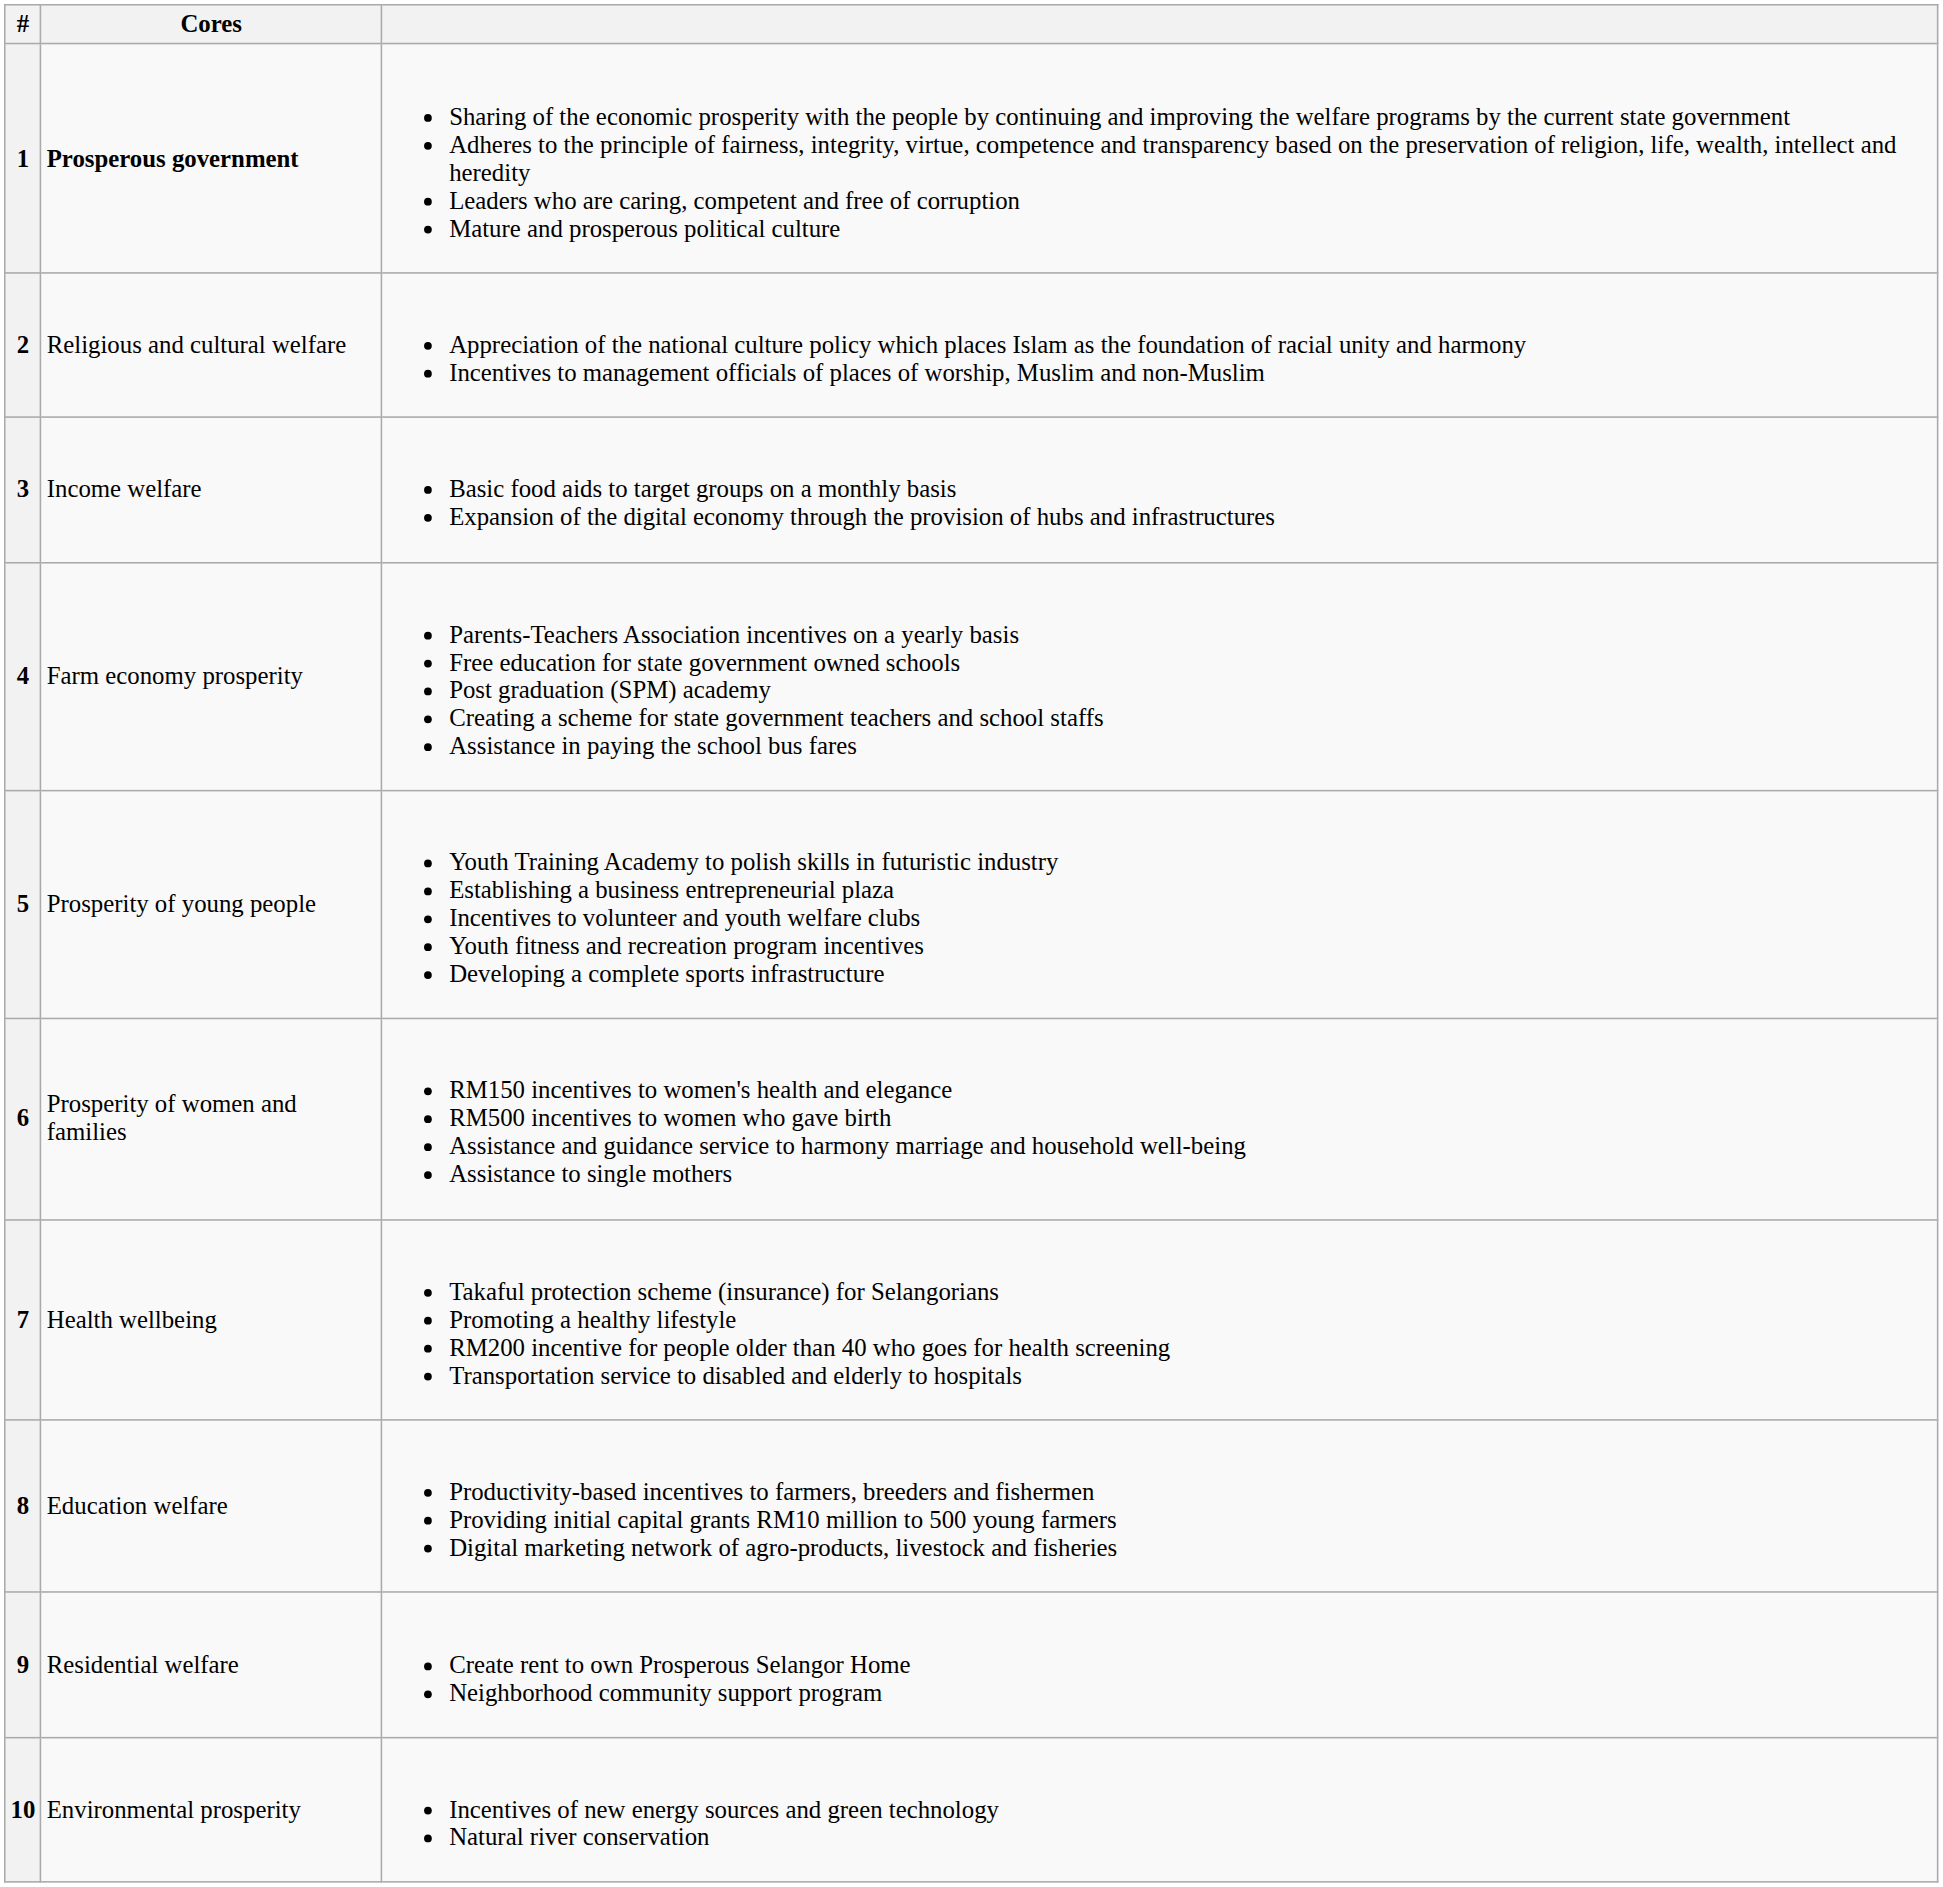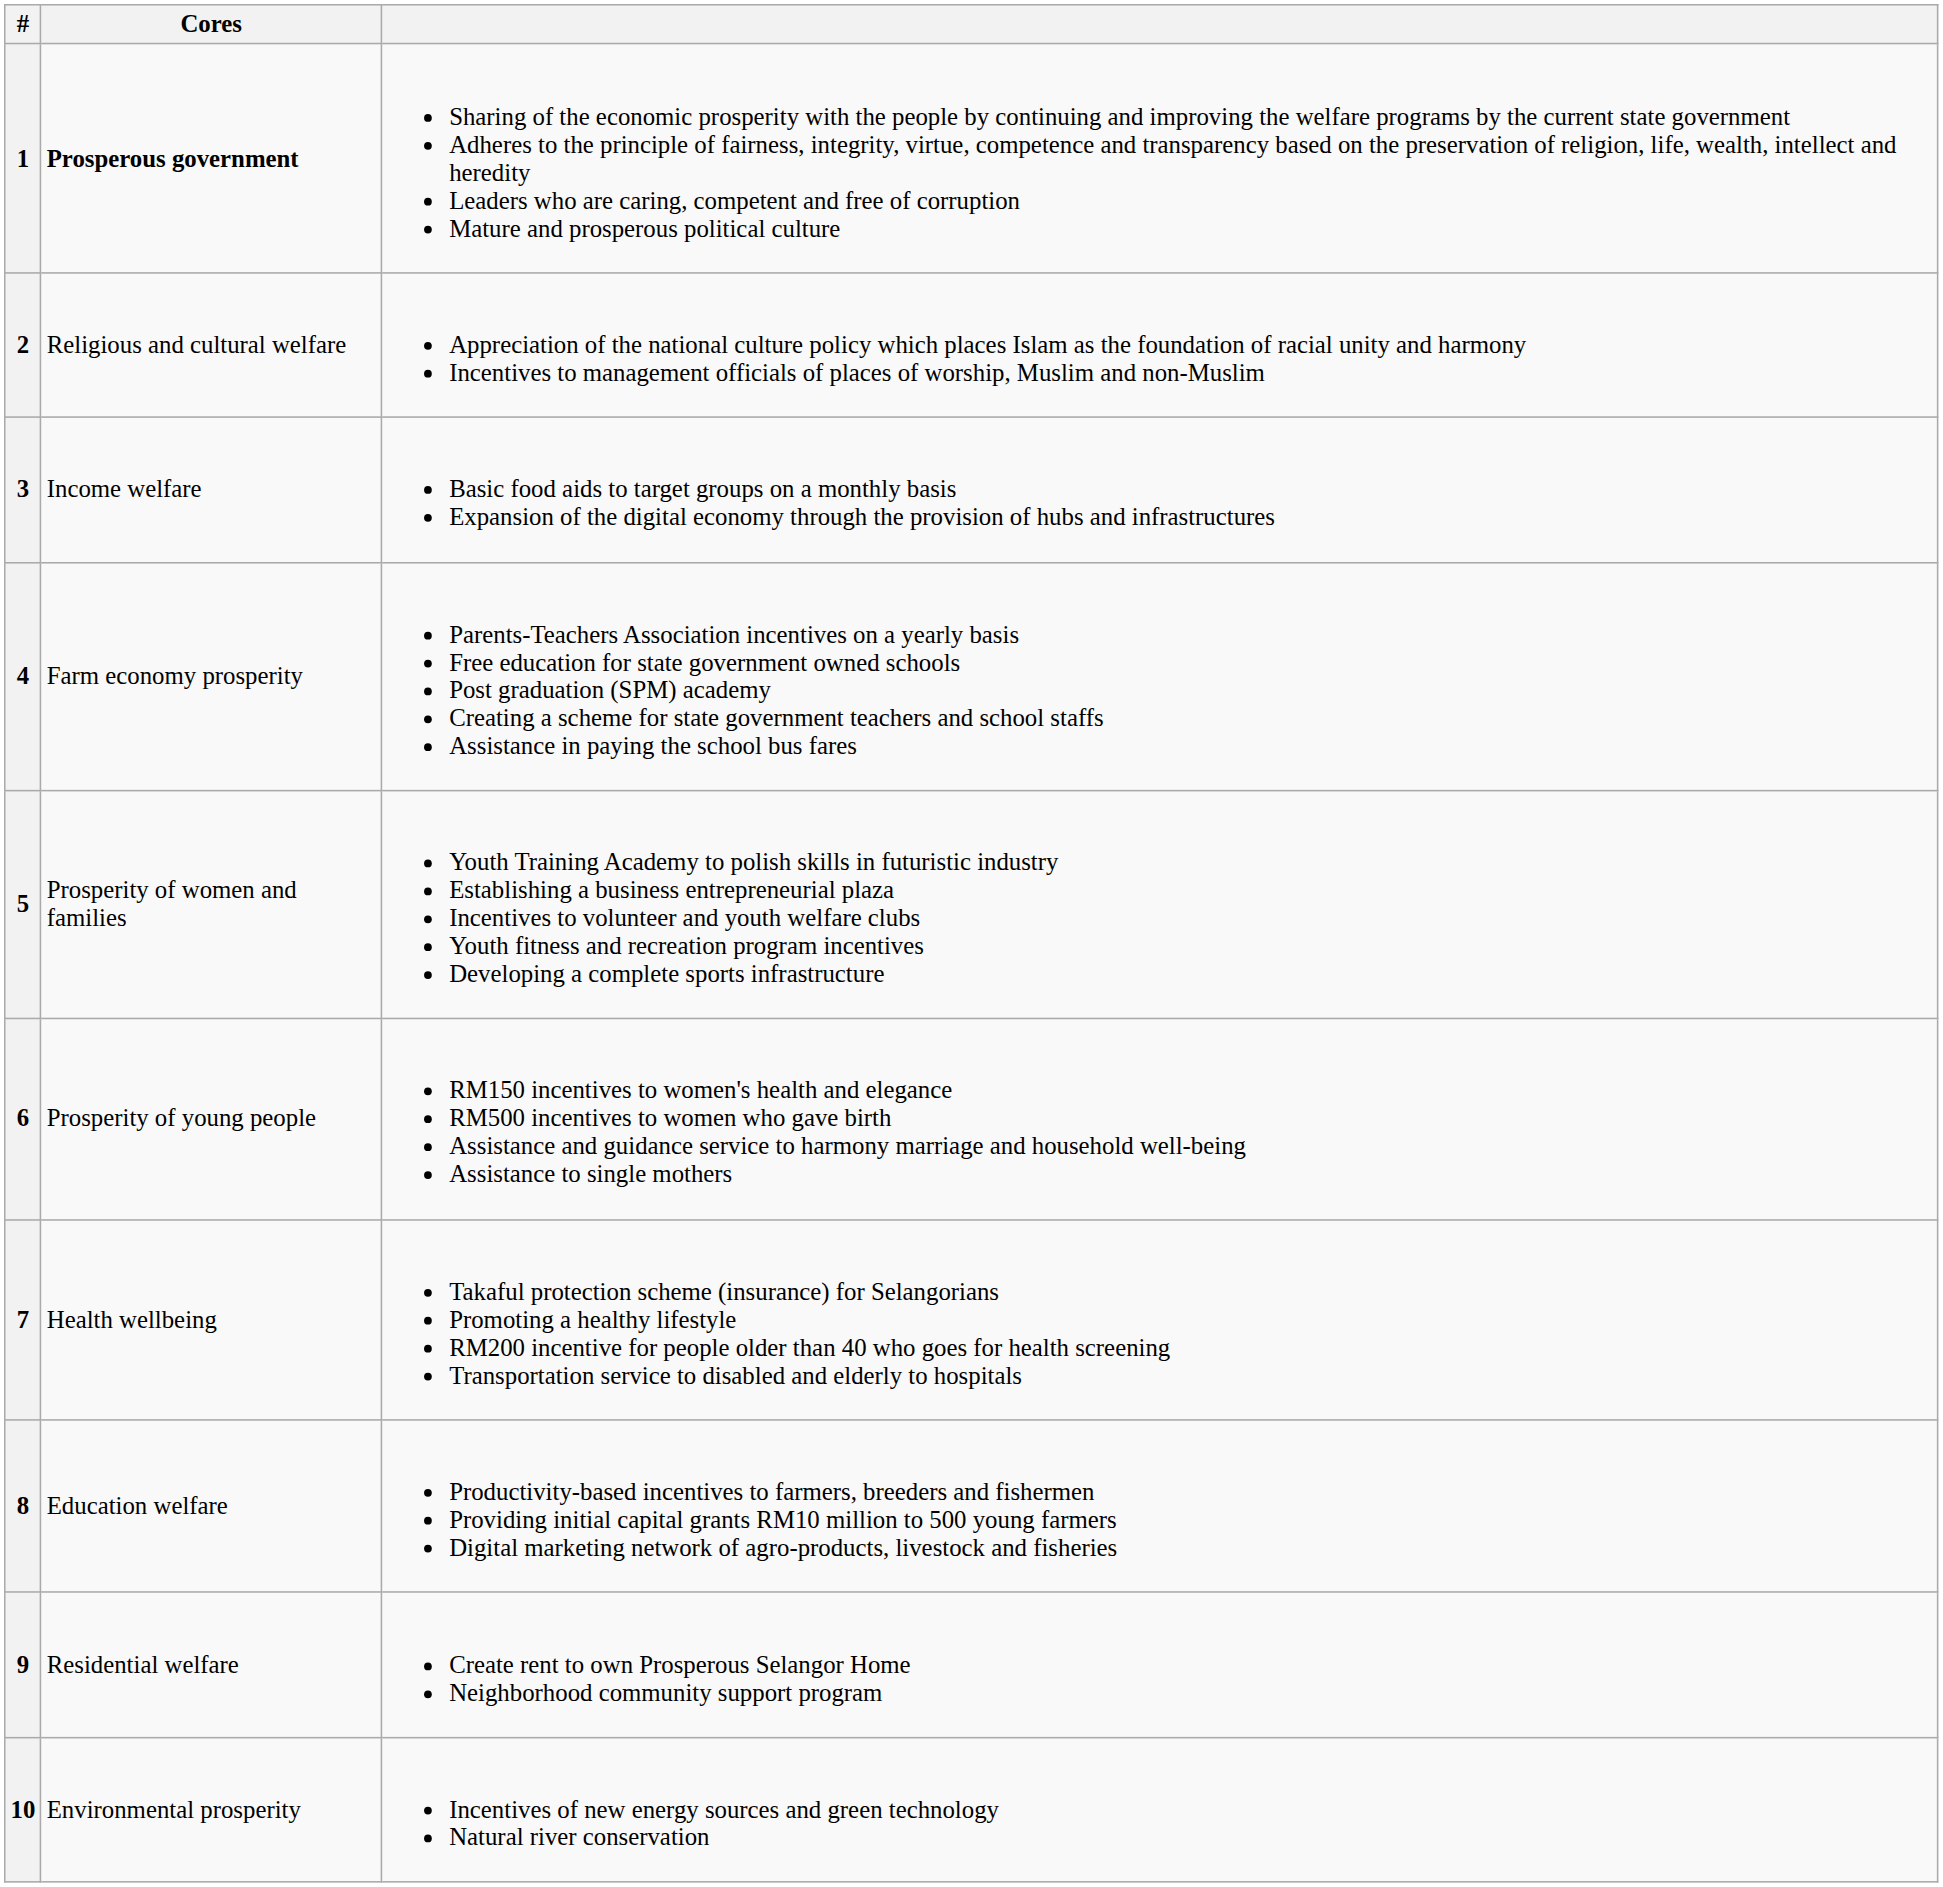(181, 904) Prosperity of young people -> (172, 904) Prosperity of women and families
(172, 1118) Prosperity of women and families -> (181, 1118) Prosperity of young people
